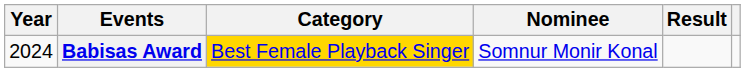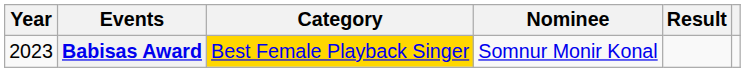(31, 51) 2024 -> (31, 51) 2023
